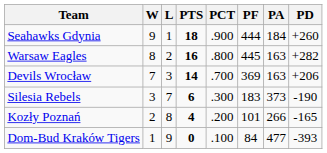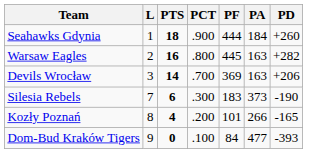- column: (152, 14)
